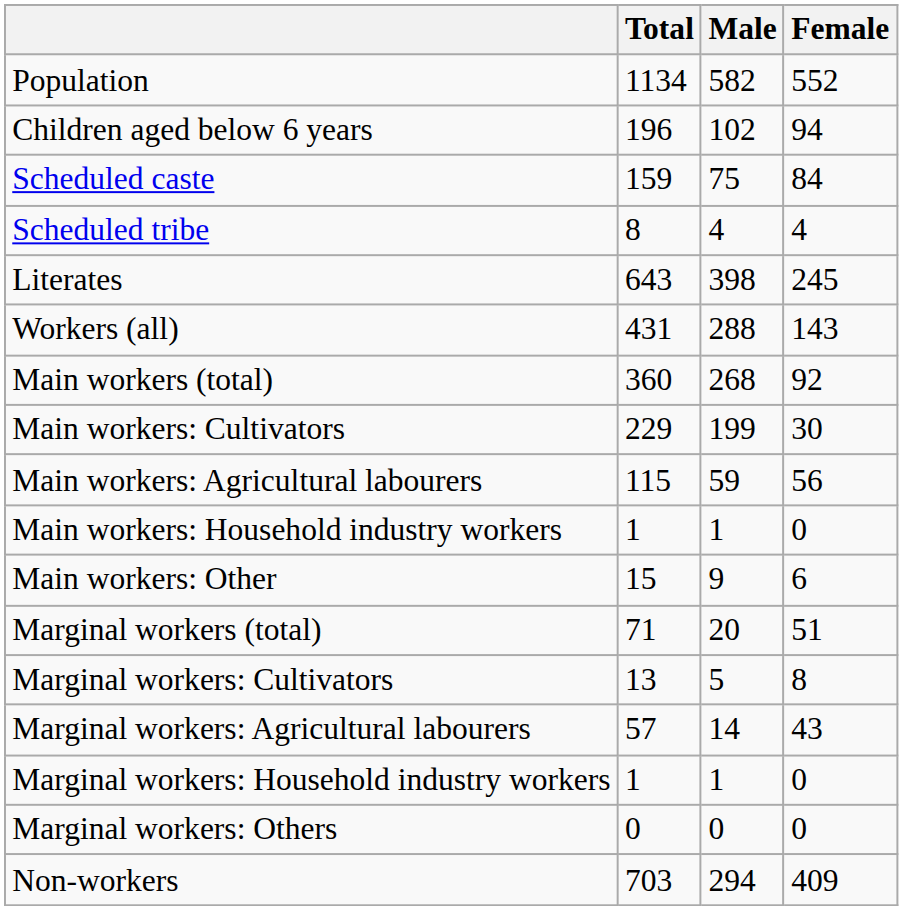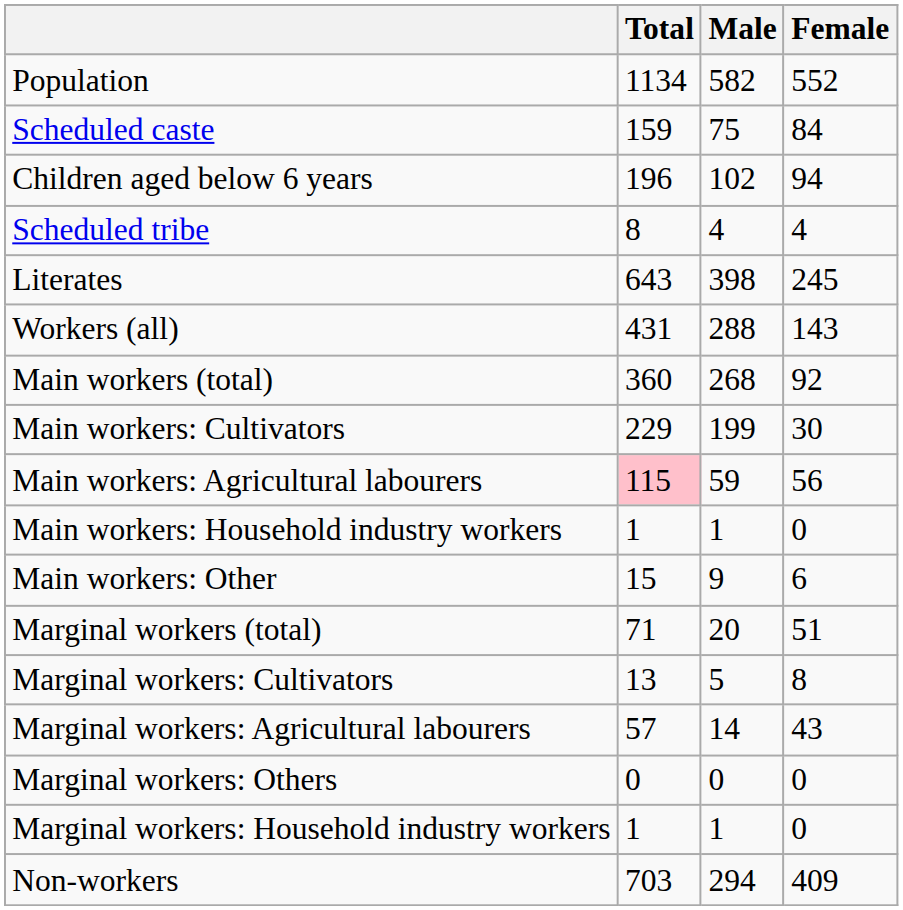rows swapped: (193, 129) <-> (113, 179)
(648, 479) no background -> (648, 479) pink background
rows swapped: (311, 779) <-> (175, 829)
